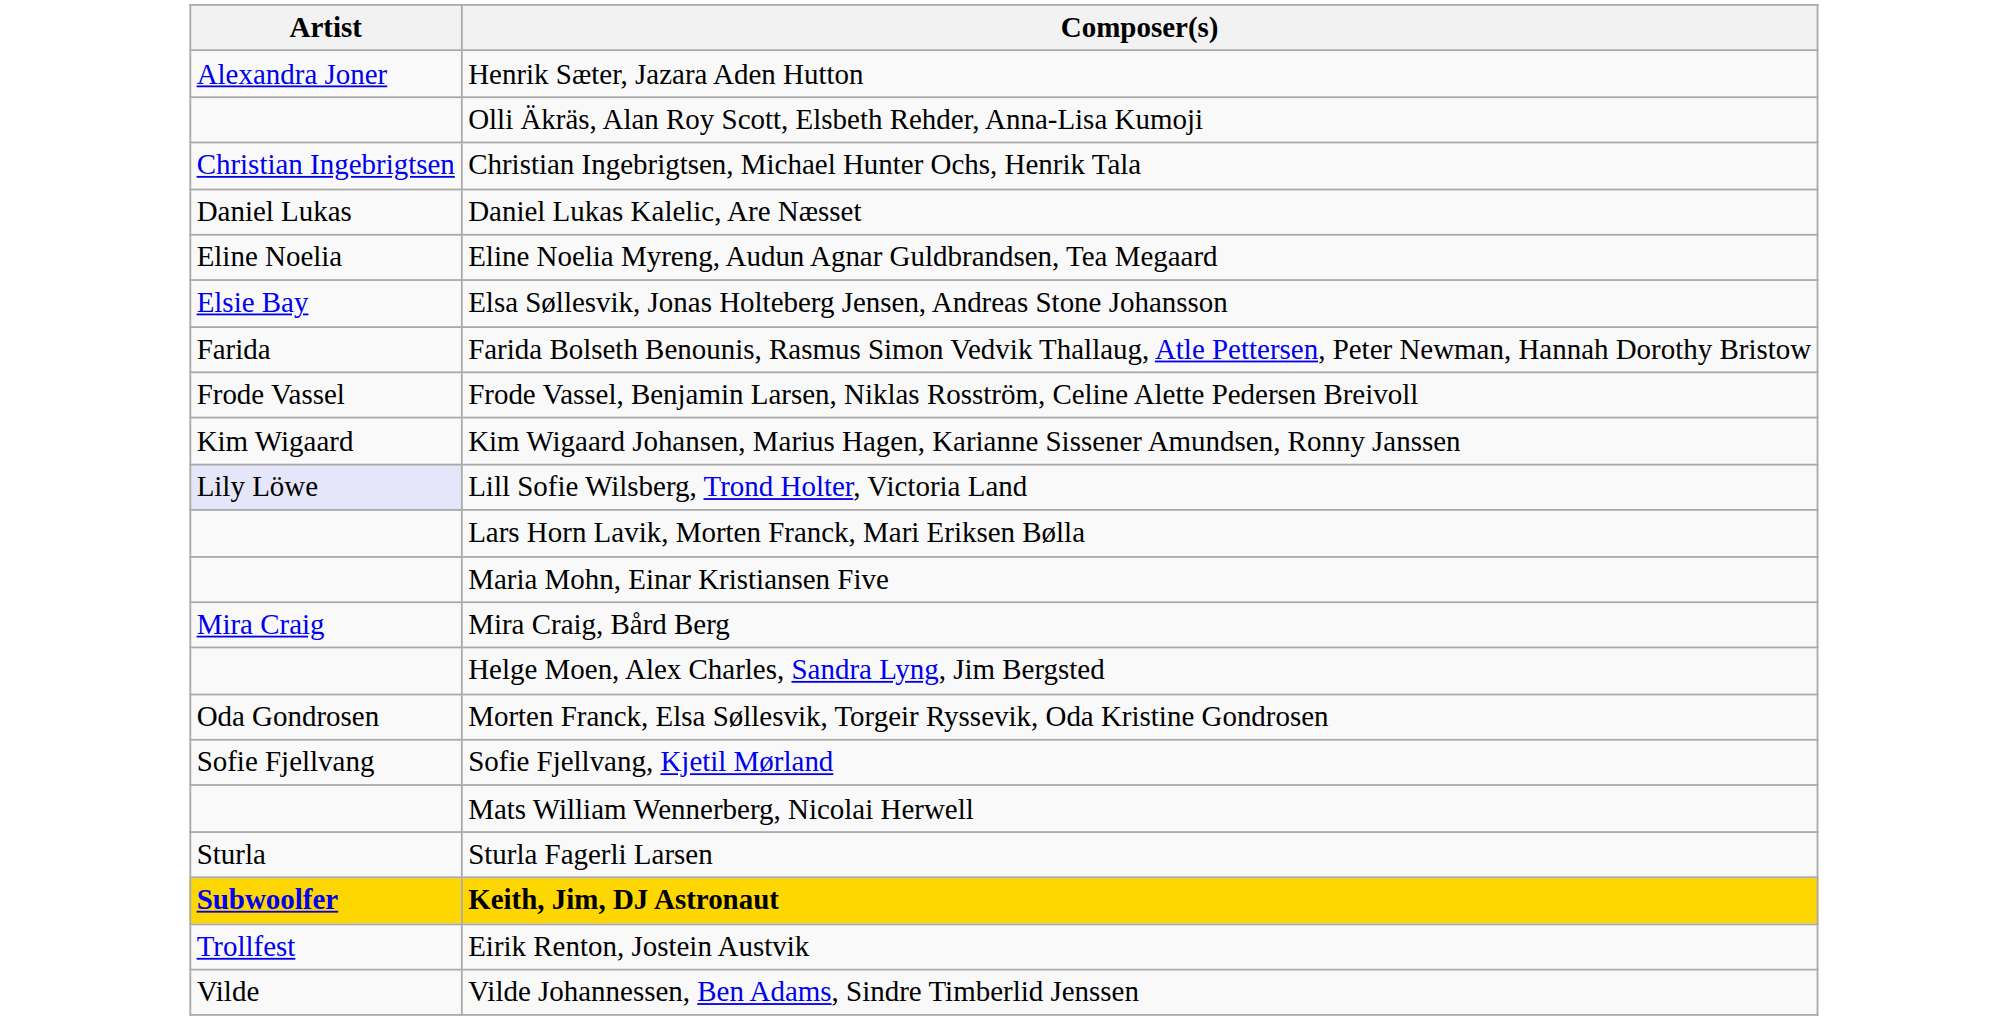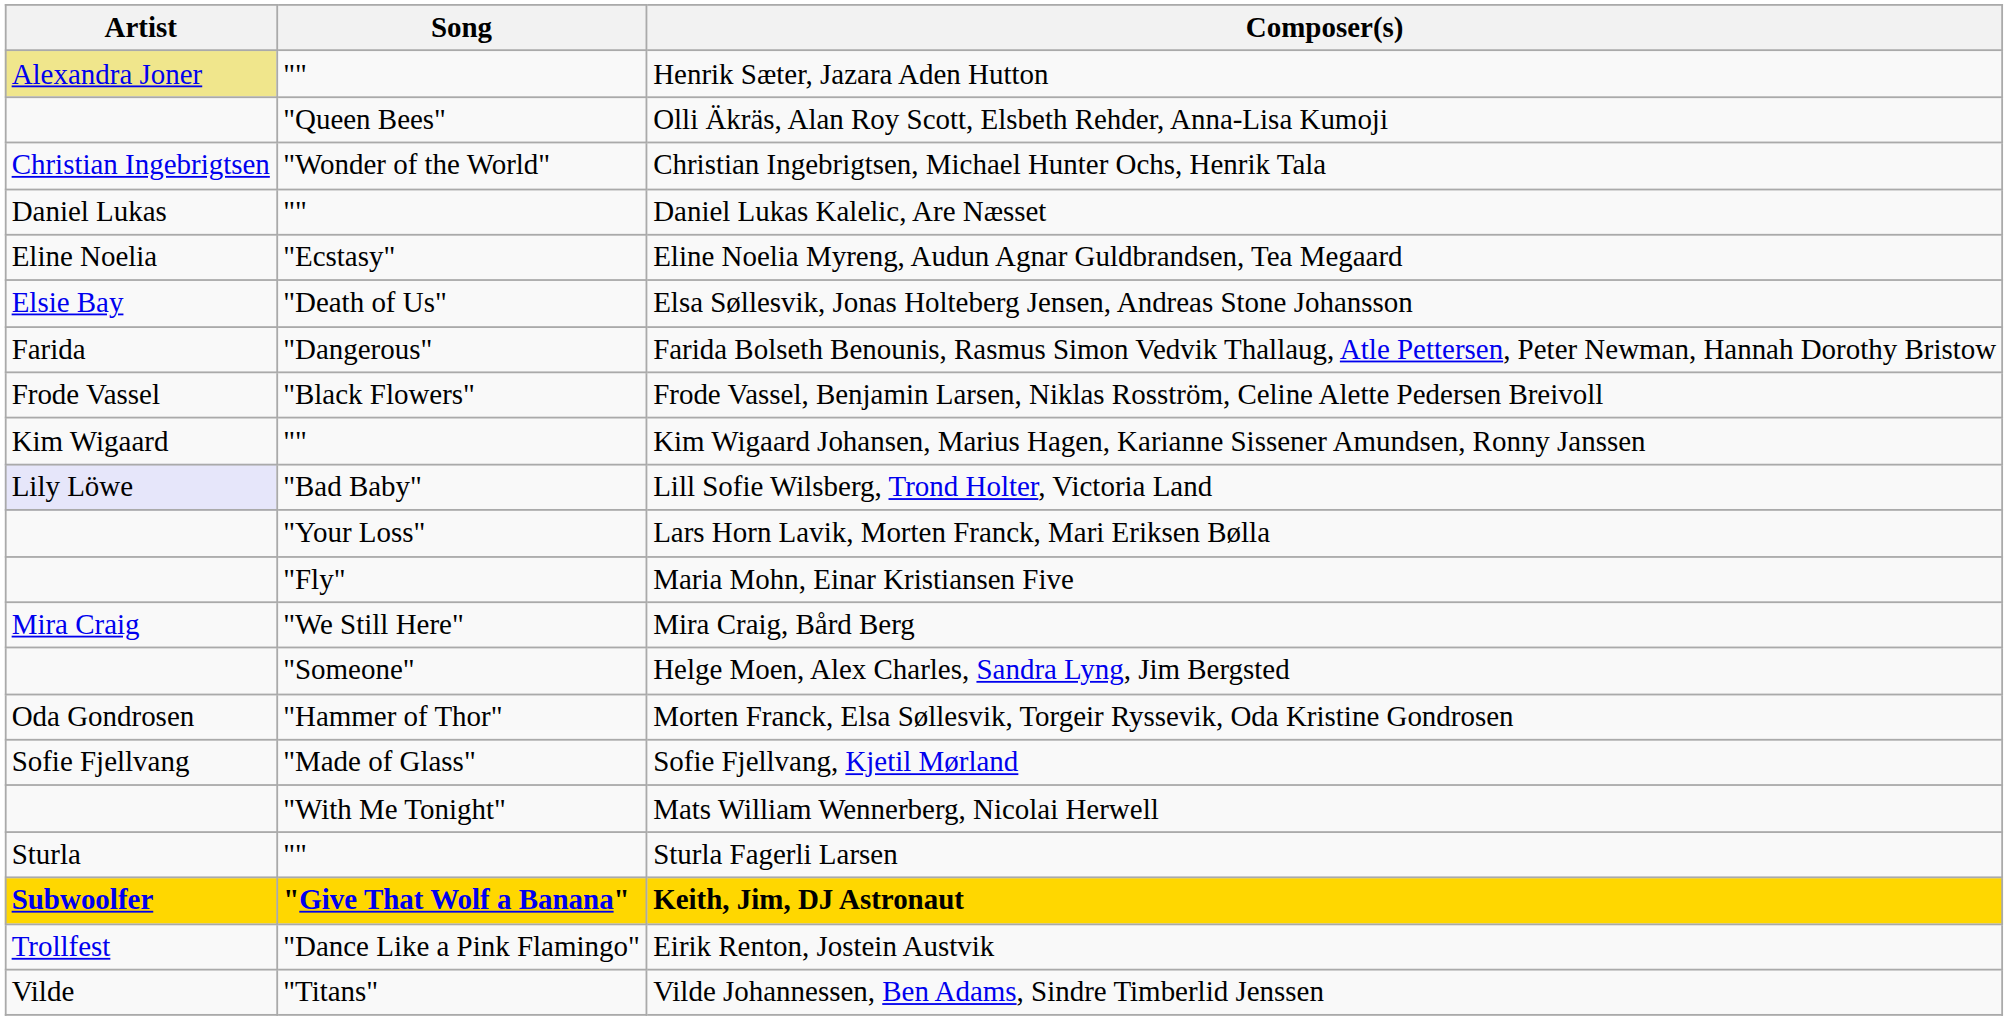+ column: (461, 27)
(292, 73) no background -> (107, 73) khaki background
